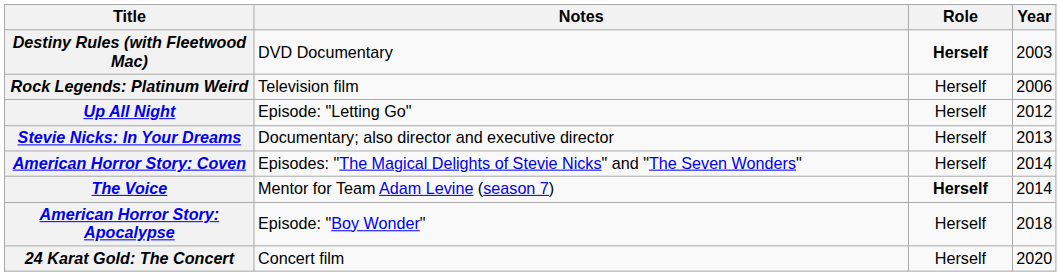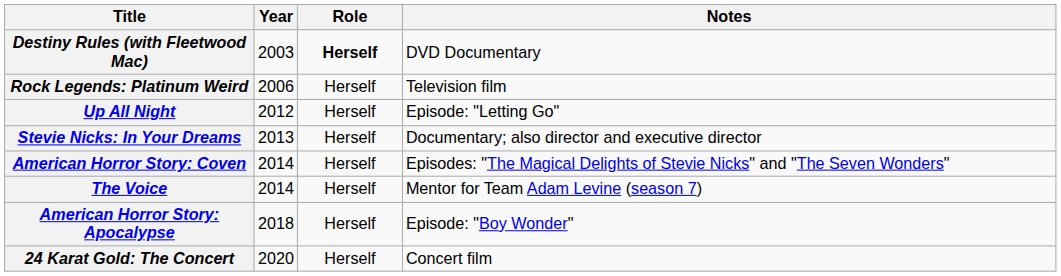columns swapped: (1034, 17) <-> (581, 17)
(960, 189) bold -> (350, 189) normal
